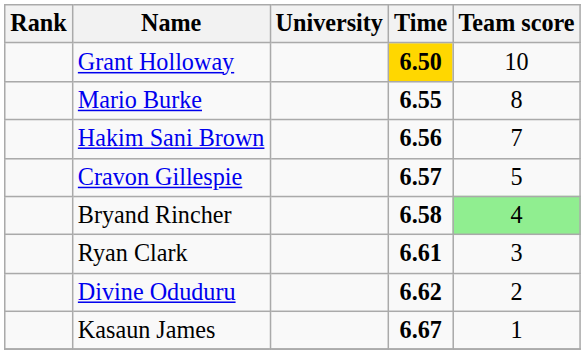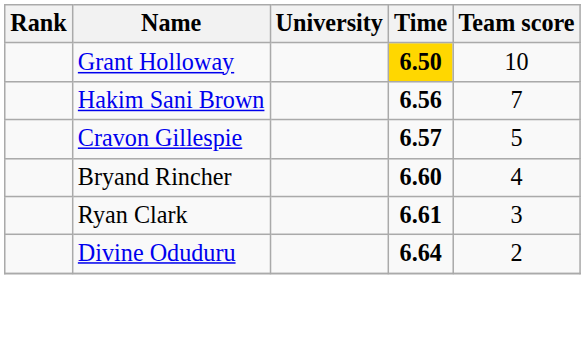- row: (140, 100)
(421, 215) 6.58 -> (421, 176) 6.60
(517, 215) lightgreen background -> (517, 176) no background
(421, 291) 6.62 -> (421, 253) 6.64
- row: (147, 330)
